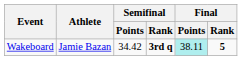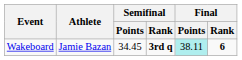(130, 47) 34.42 -> (130, 47) 34.45
(222, 47) 5 -> (222, 47) 6
